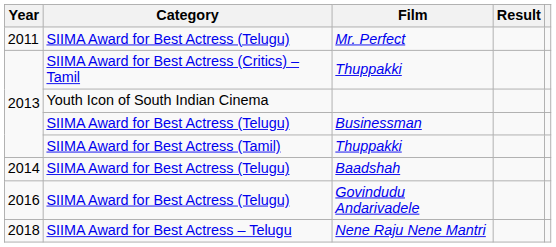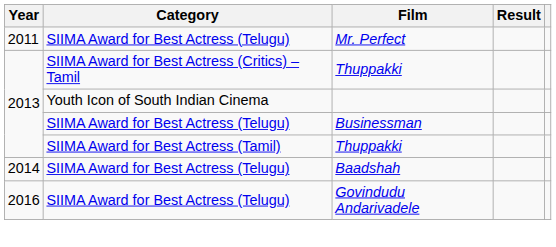- row: (169, 231)
